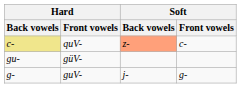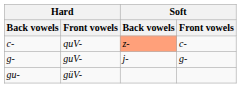(10, 43) khaki background -> (10, 43) no background
rows swapped: (73, 75) <-> (73, 59)
